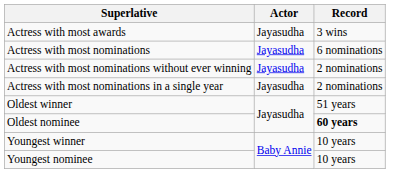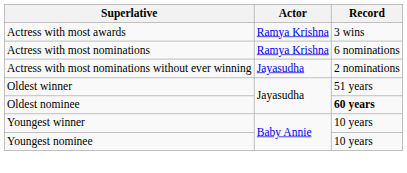(280, 31) Jayasudha -> (293, 31) Ramya Krishna
(280, 50) Jayasudha -> (293, 50) Ramya Krishna
- row: (115, 86)
